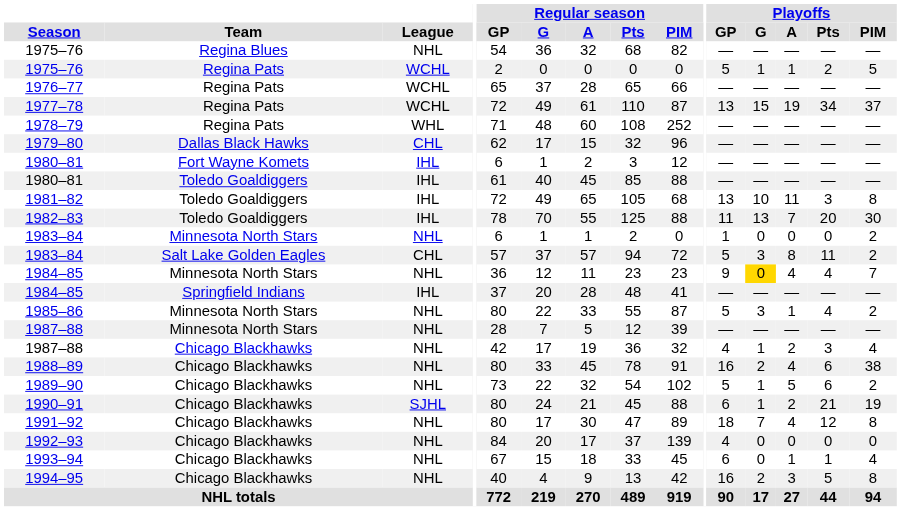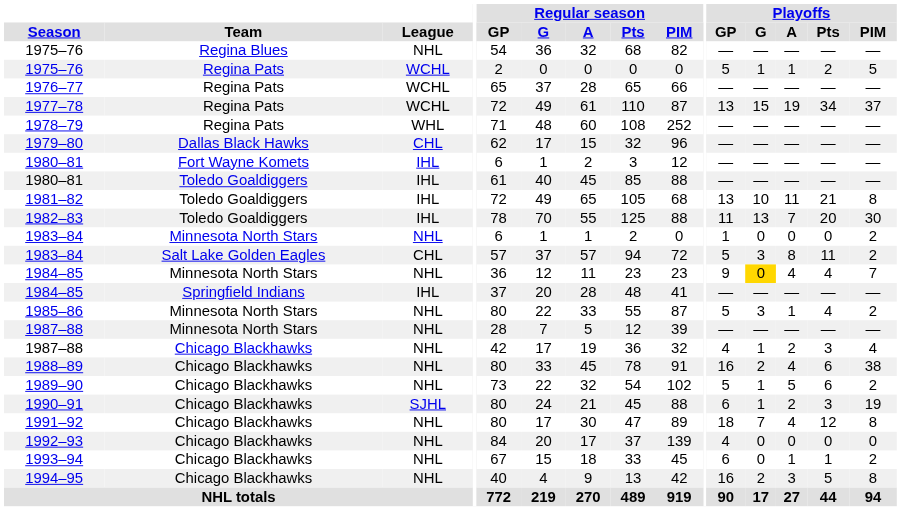(828, 199) 3 -> (828, 199) 21
(828, 403) 21 -> (828, 403) 3
(873, 459) 4 -> (873, 459) 2
